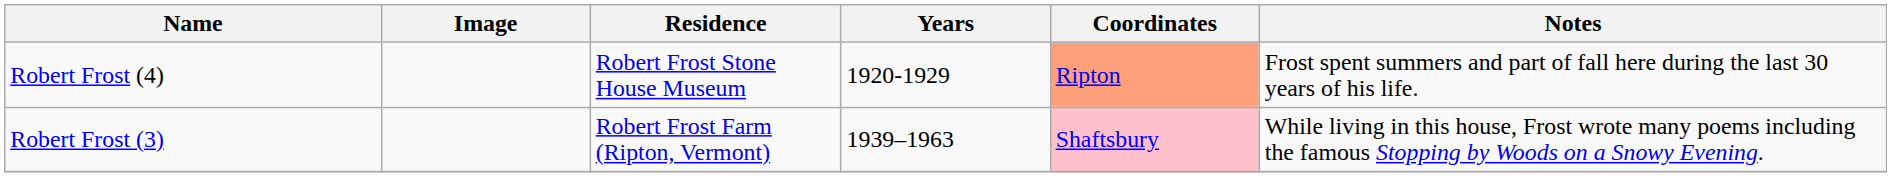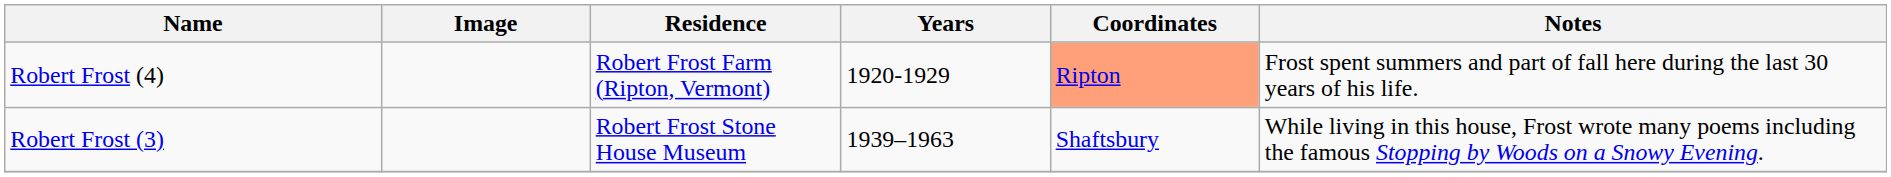(686, 74) Robert Frost Stone House Museum -> (684, 74) Robert Frost Farm (Ripton, Vermont)
(684, 139) Robert Frost Farm (Ripton, Vermont) -> (686, 139) Robert Frost Stone House Museum
(1107, 139) pink background -> (1107, 139) no background
